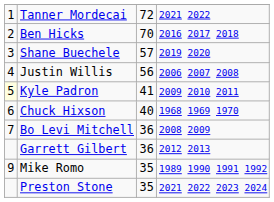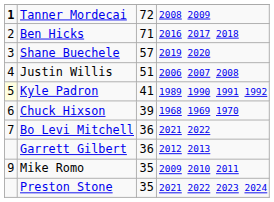(11, 14) normal -> (11, 14) bold
(185, 14) 2021 2022 -> (185, 14) 2008 2009
(147, 33) 70 -> (147, 33) 71
(147, 72) 56 -> (147, 72) 51
(199, 91) 2009 2010 2011 -> (213, 91) 1989 1990 1991 1992
(147, 110) 40 -> (147, 110) 39
(185, 130) 2008 2009 -> (185, 130) 2021 2022
(213, 168) 1989 1990 1991 1992 -> (199, 168) 2009 2010 2011
